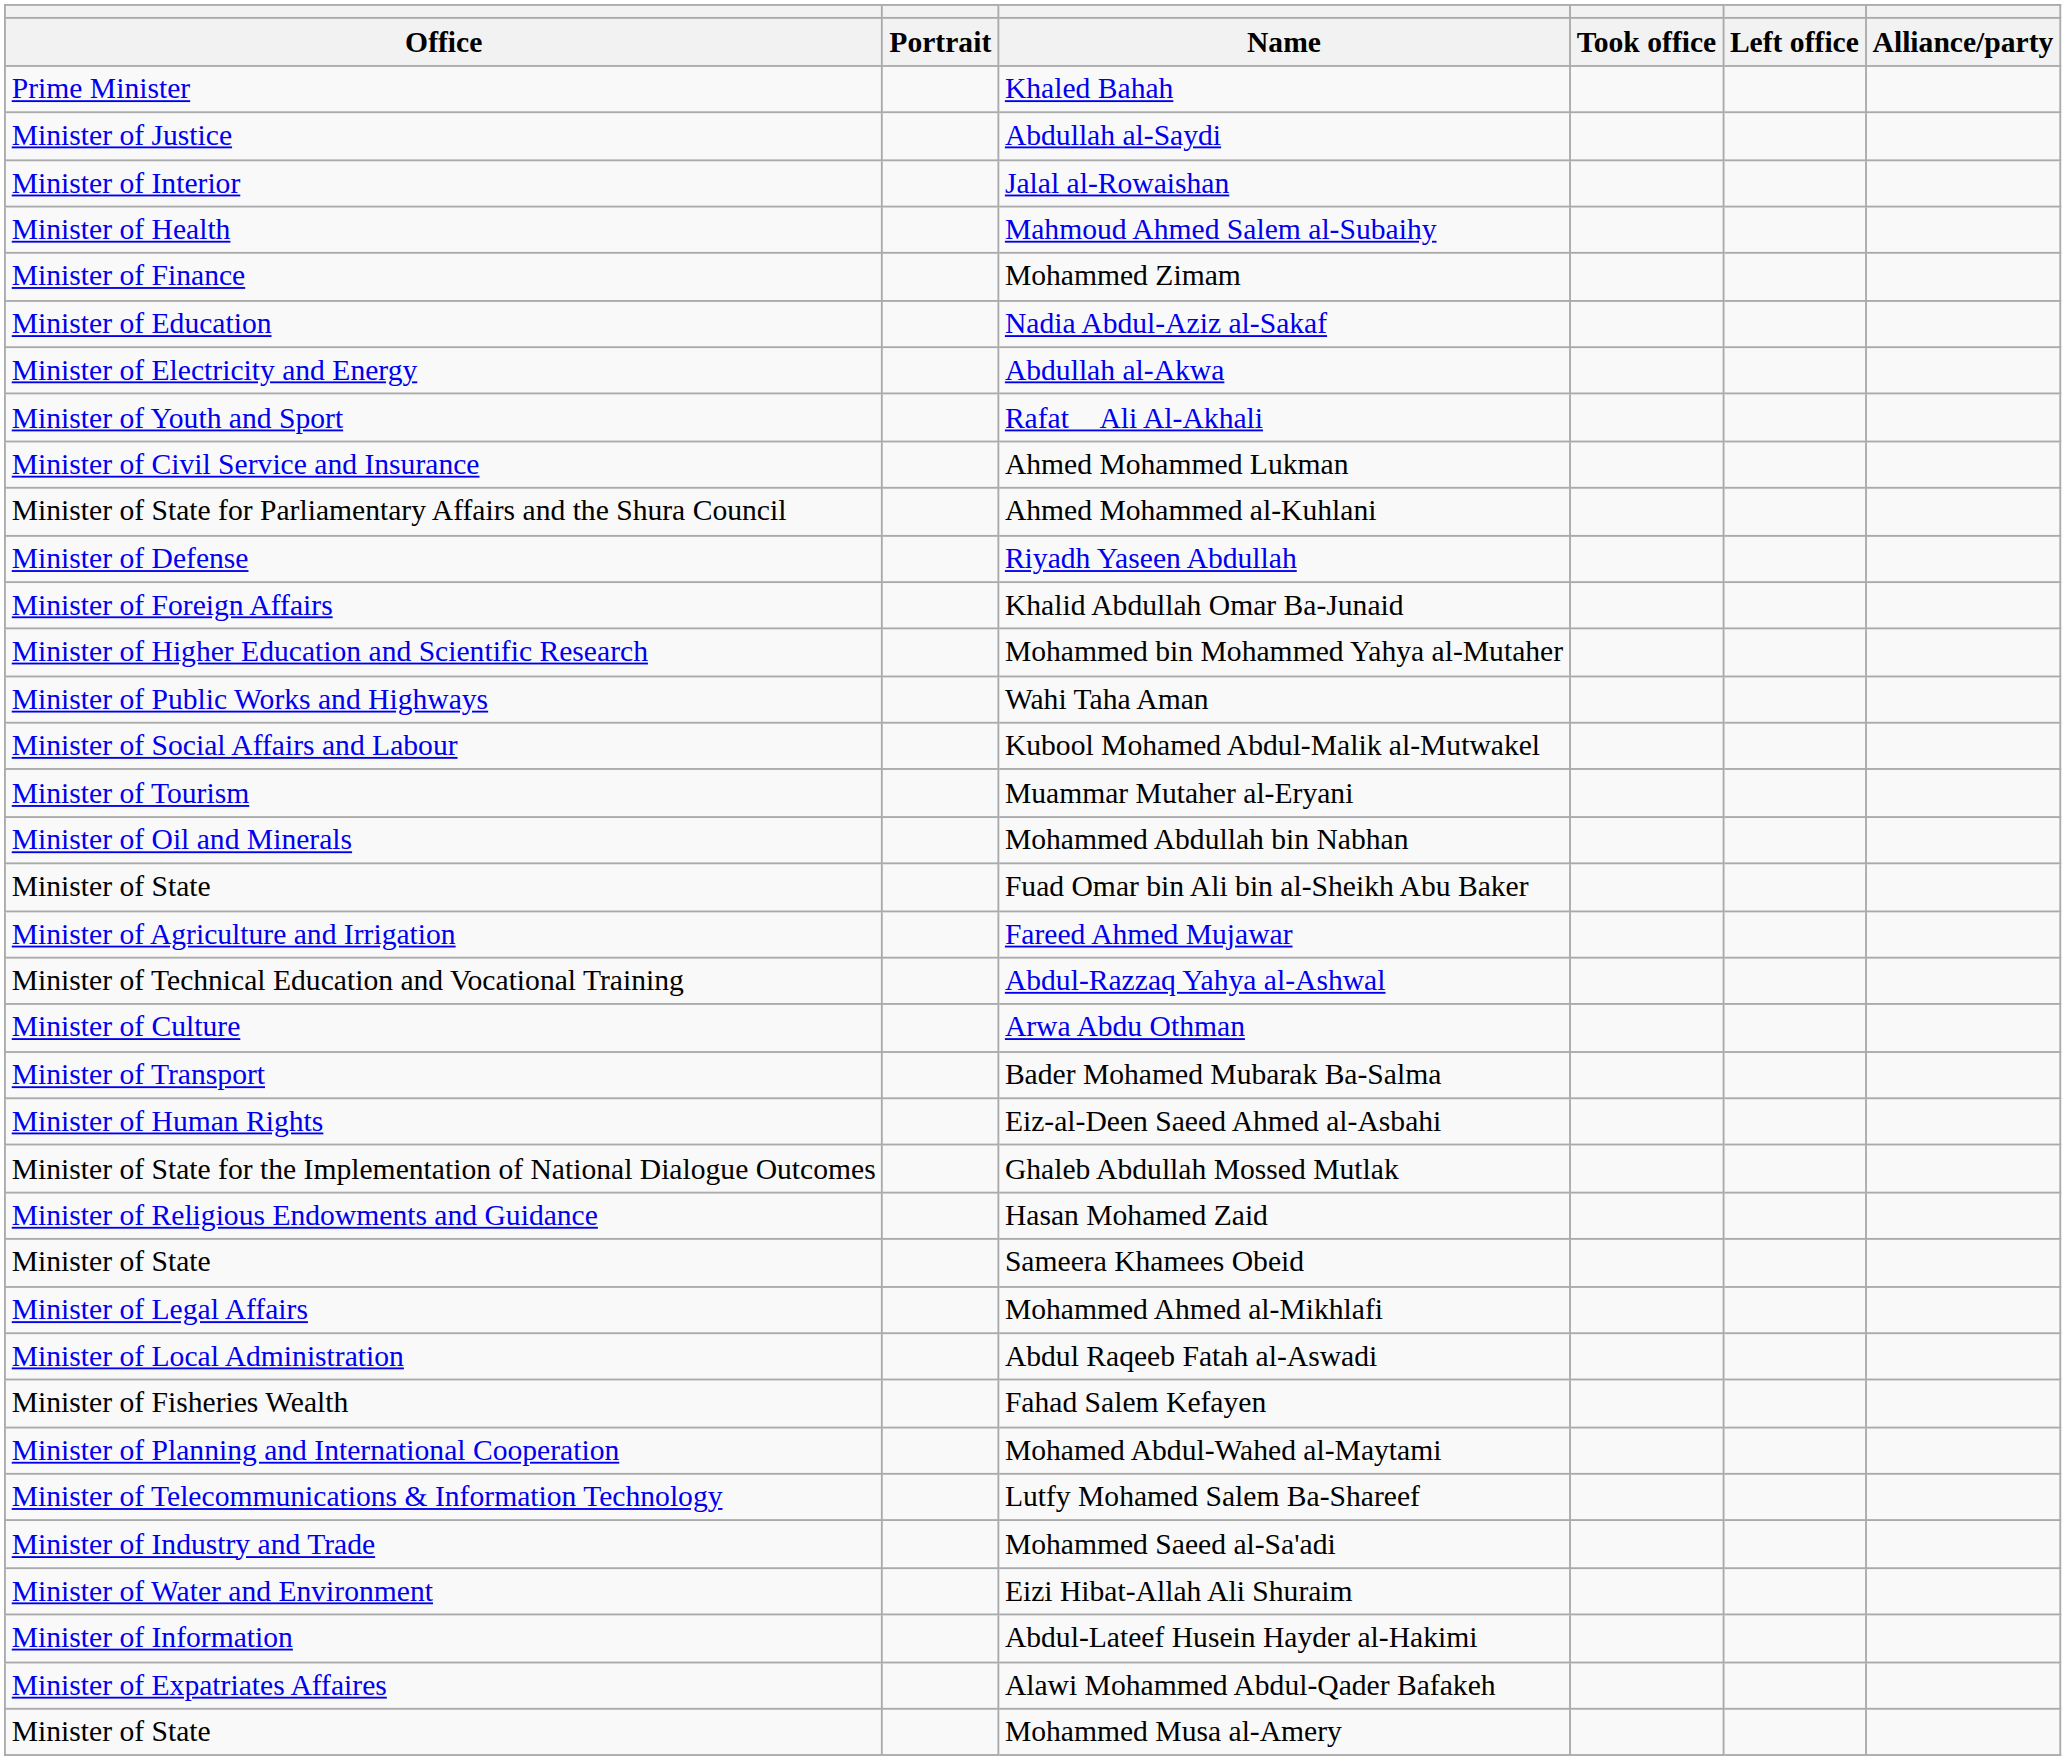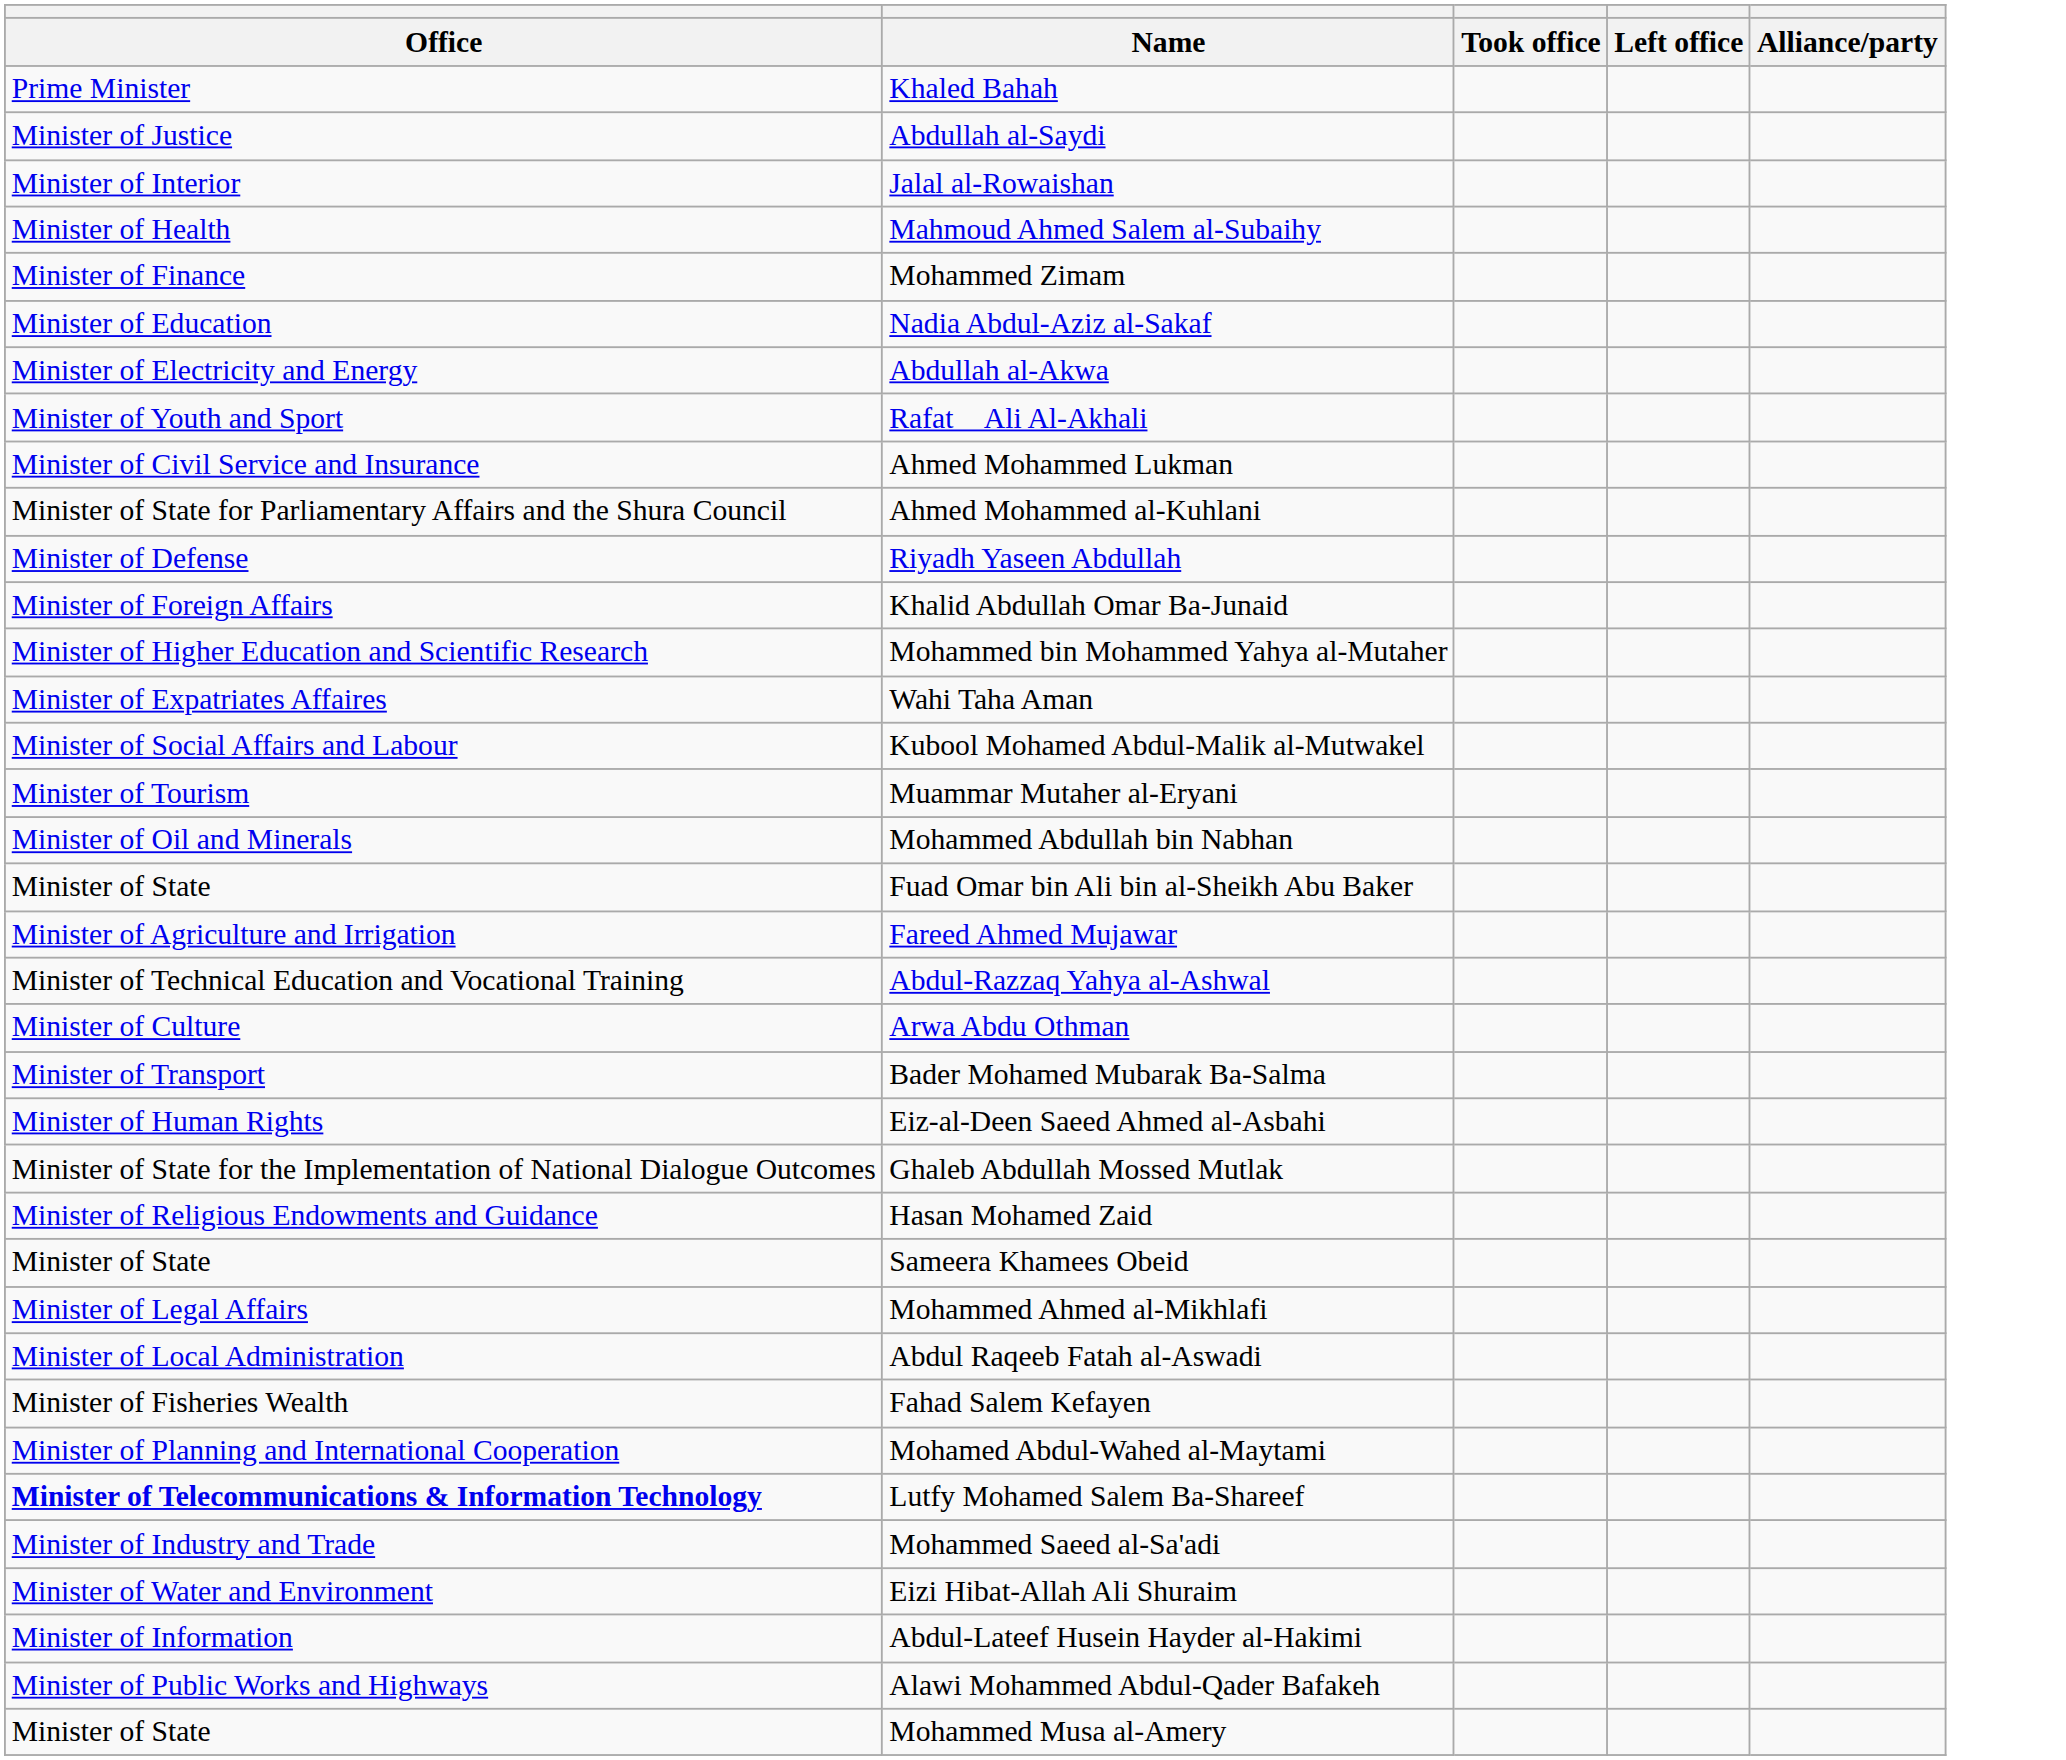- column: (940, 41)
(250, 698) Minister of Public Works and Highways -> (199, 698) Minister of Expatriates Affaires
(367, 1496) normal -> (387, 1496) bold
(199, 1684) Minister of Expatriates Affaires -> (250, 1684) Minister of Public Works and Highways
